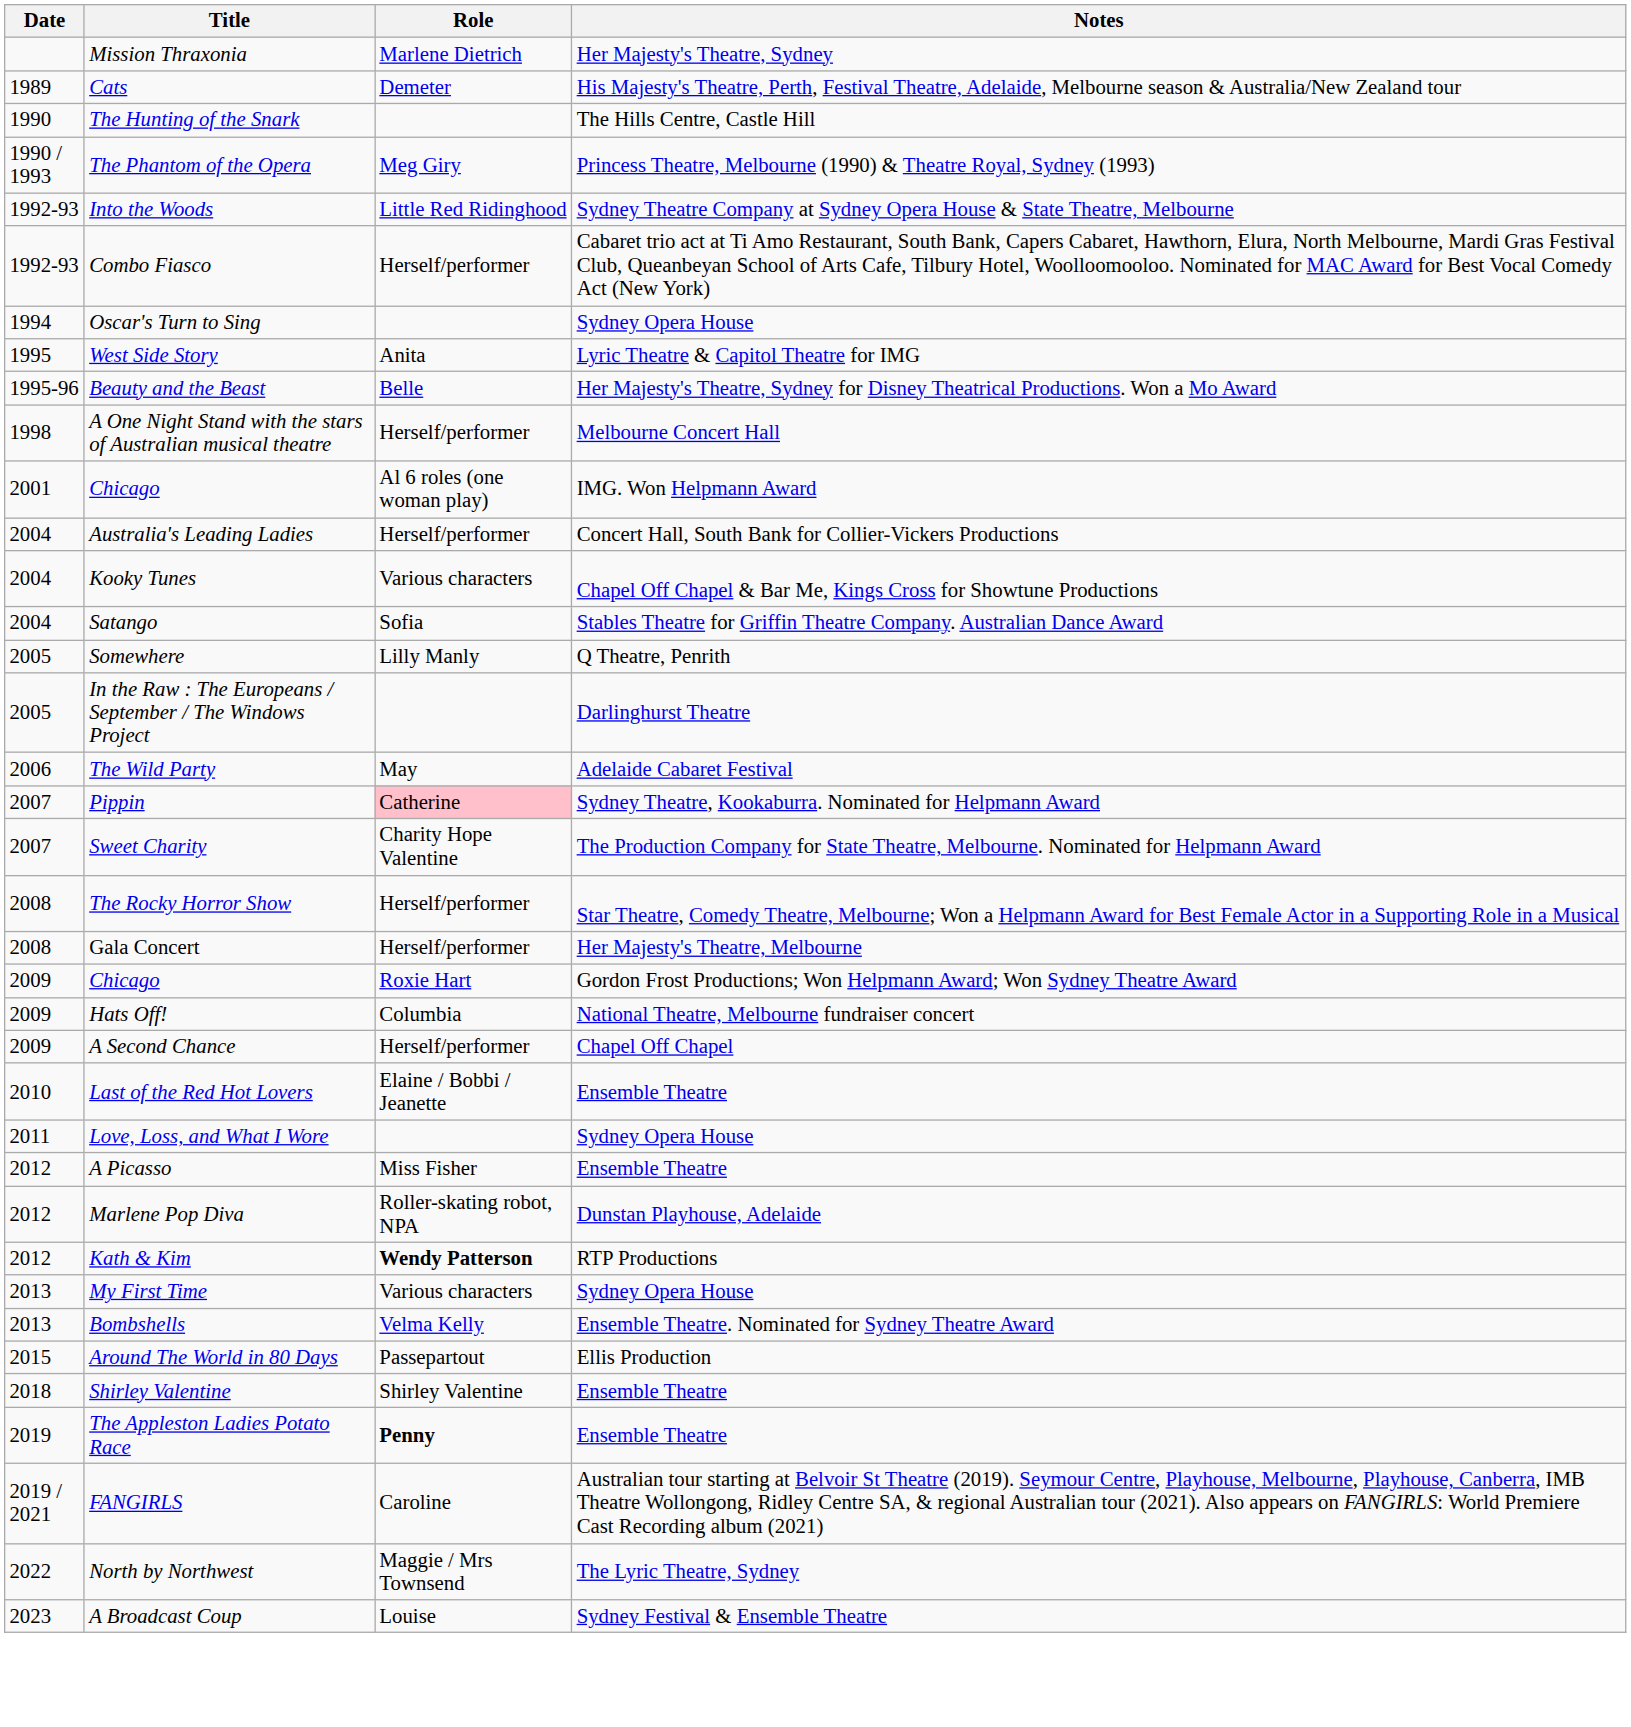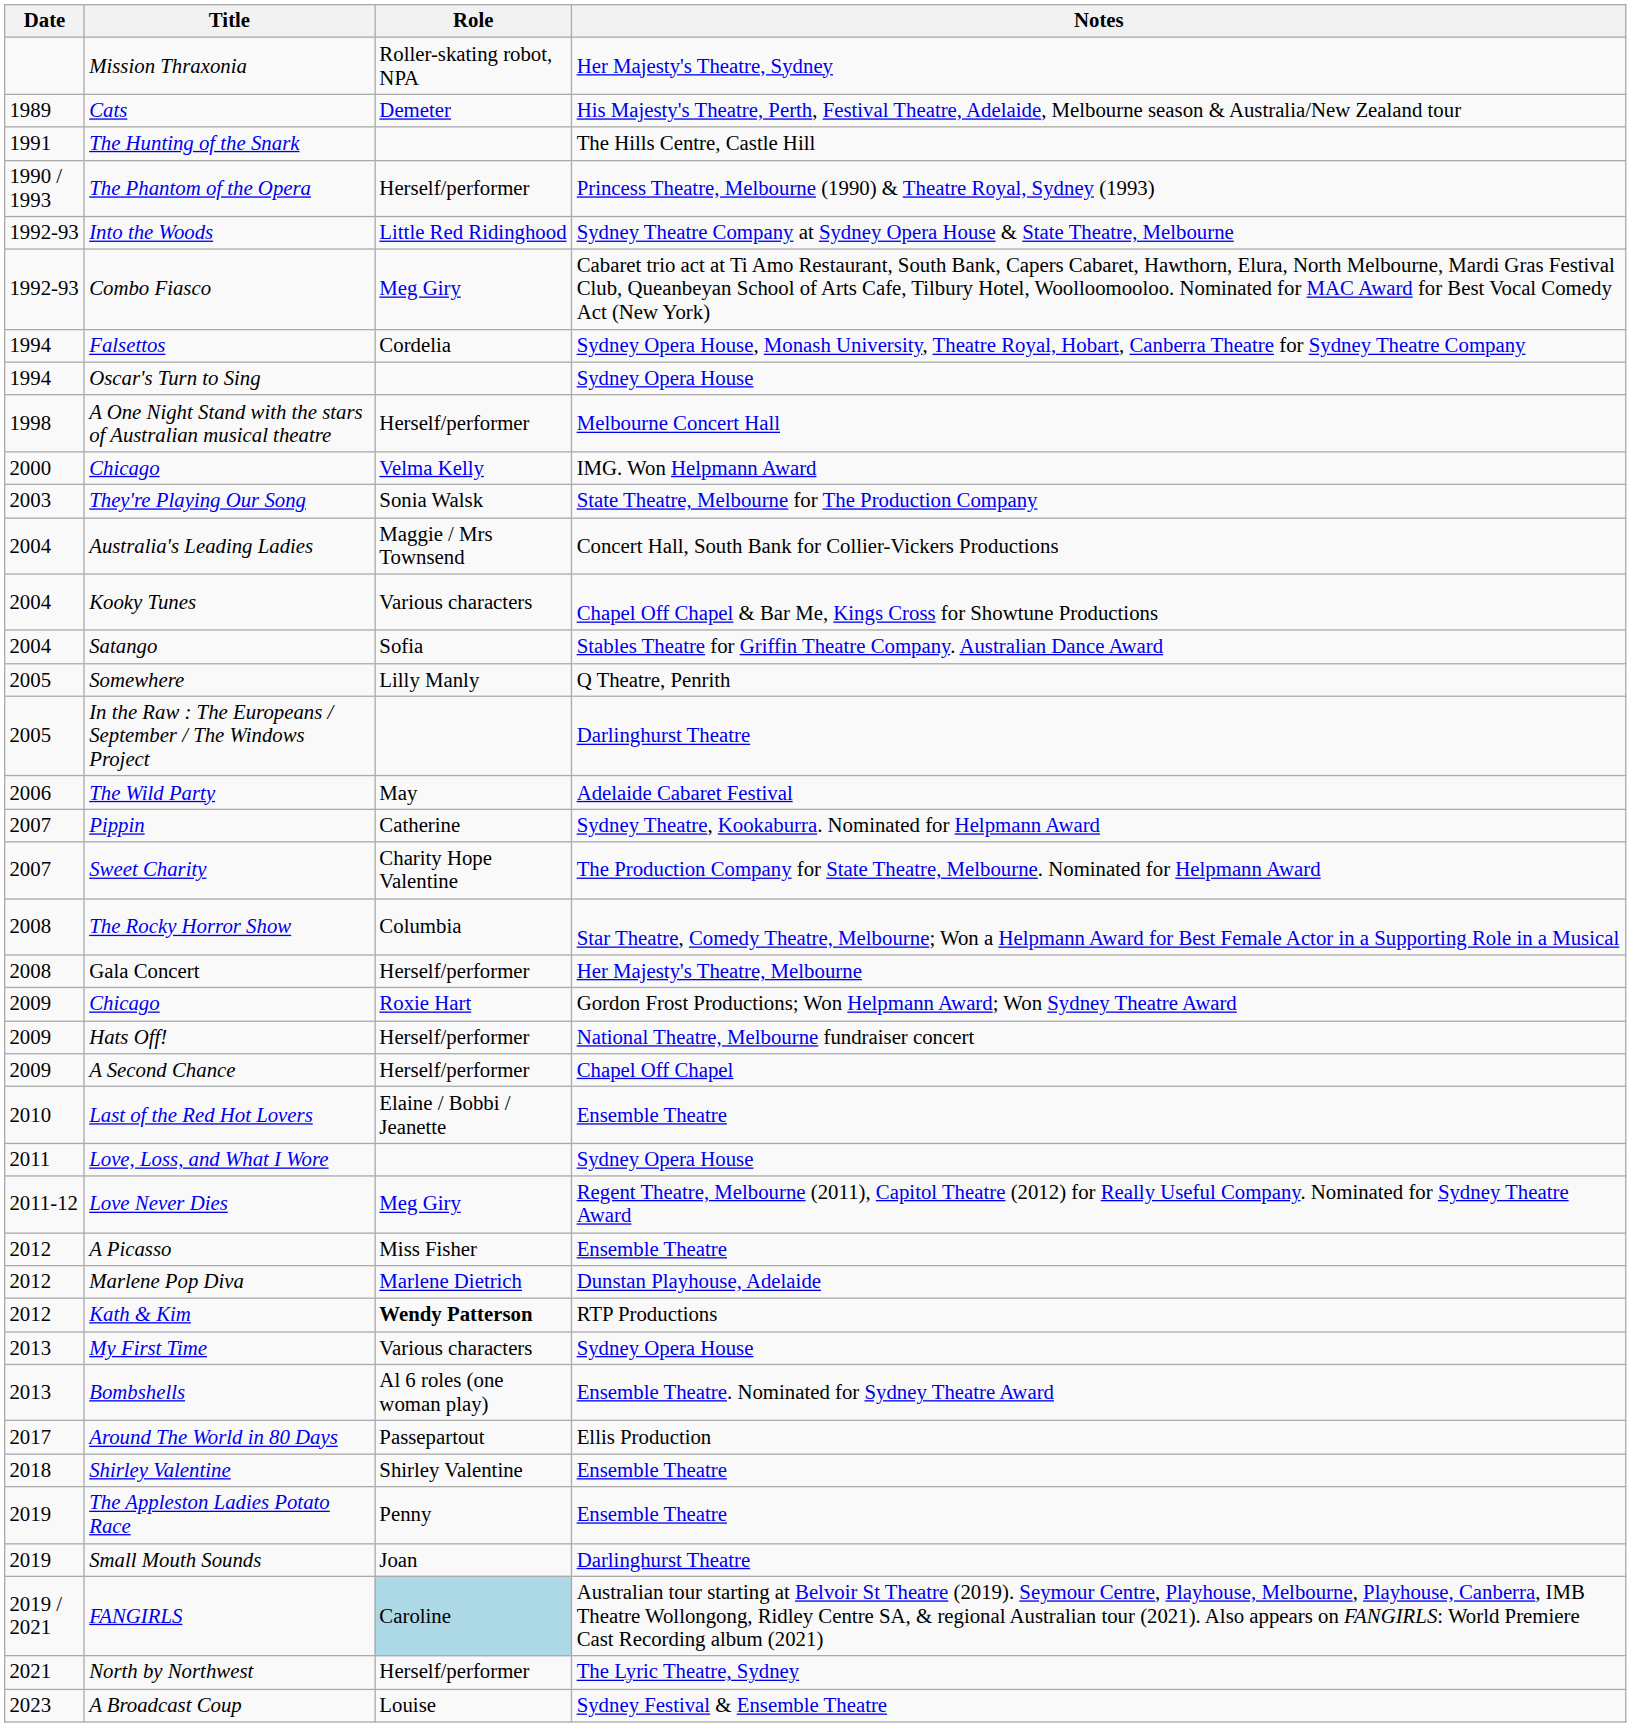(451, 53) Marlene Dietrich -> (466, 65) Roller-skating robot, NPA
(30, 119) 1990 -> (30, 143) 1991
(420, 164) Meg Giry -> (454, 188) Herself/performer
(454, 265) Herself/performer -> (420, 289) Meg Giry
+ row: (127, 345)
- row: (153, 355)
- row: (177, 388)
(30, 489) 2001 -> (30, 467) 2000
(441, 489) Al 6 roles (one woman play) -> (432, 467) Velma Kelly
+ row: (198, 500)
(454, 533) Herself/performer -> (436, 545) Maggie / Mrs Townsend
(420, 801) pink background -> (420, 825) no background
(454, 903) Herself/performer -> (420, 926) Columbia
(420, 1013) Columbia -> (454, 1037) Herself/performer
+ row: (158, 1204)
(466, 1213) Roller-skating robot, NPA -> (451, 1281) Marlene Dietrich
(432, 1324) Velma Kelly -> (441, 1392) Al 6 roles (one woman play)
(30, 1357) 2015 -> (30, 1437) 2017
(407, 1435) bold -> (405, 1514) normal
+ row: (175, 1559)
(415, 1503) no background -> (415, 1615) lightblue background
(30, 1571) 2022 -> (30, 1672) 2021
(436, 1571) Maggie / Mrs Townsend -> (454, 1672) Herself/performer
